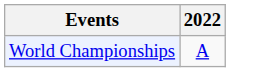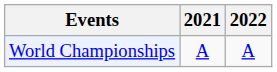+ column: (202, 20)
